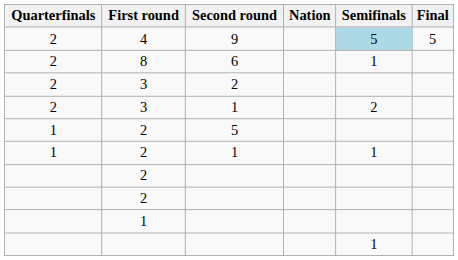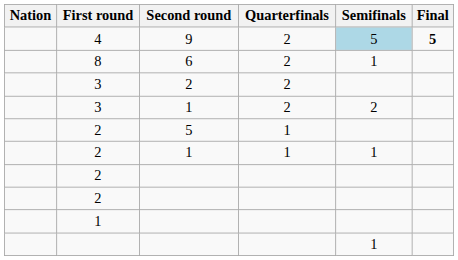columns swapped: (310, 15) <-> (53, 15)
(433, 38) normal -> (433, 38) bold
